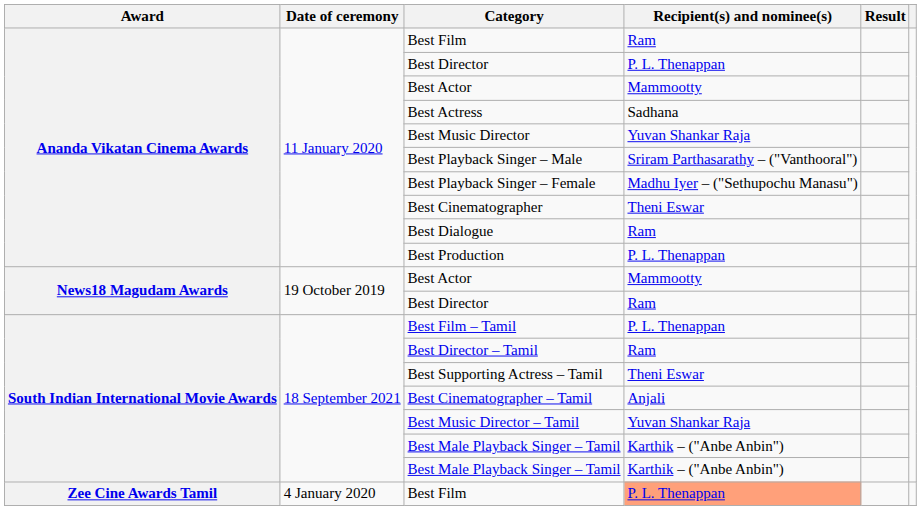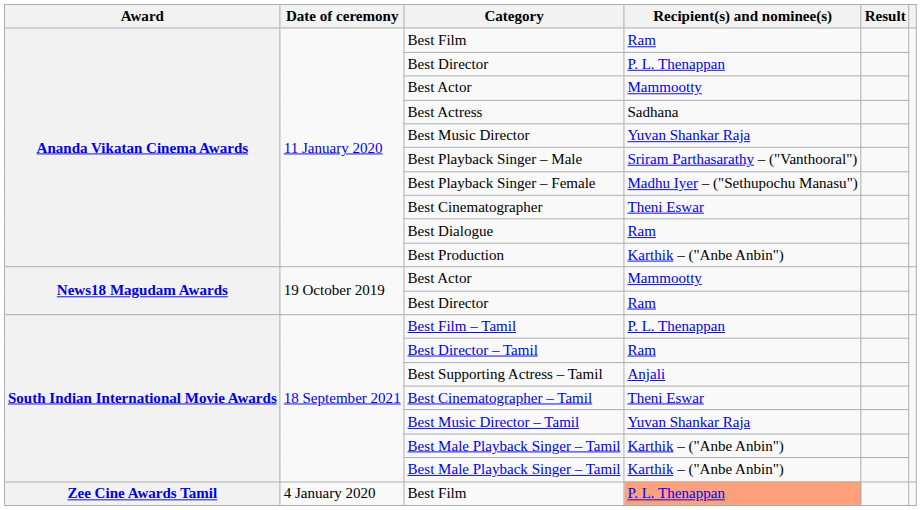(676, 254) P. L. Thenappan -> (706, 254) Karthik – ("Anbe Anbin")
(666, 374) Theni Eswar -> (646, 374) Anjali
(646, 398) Anjali -> (666, 398) Theni Eswar
